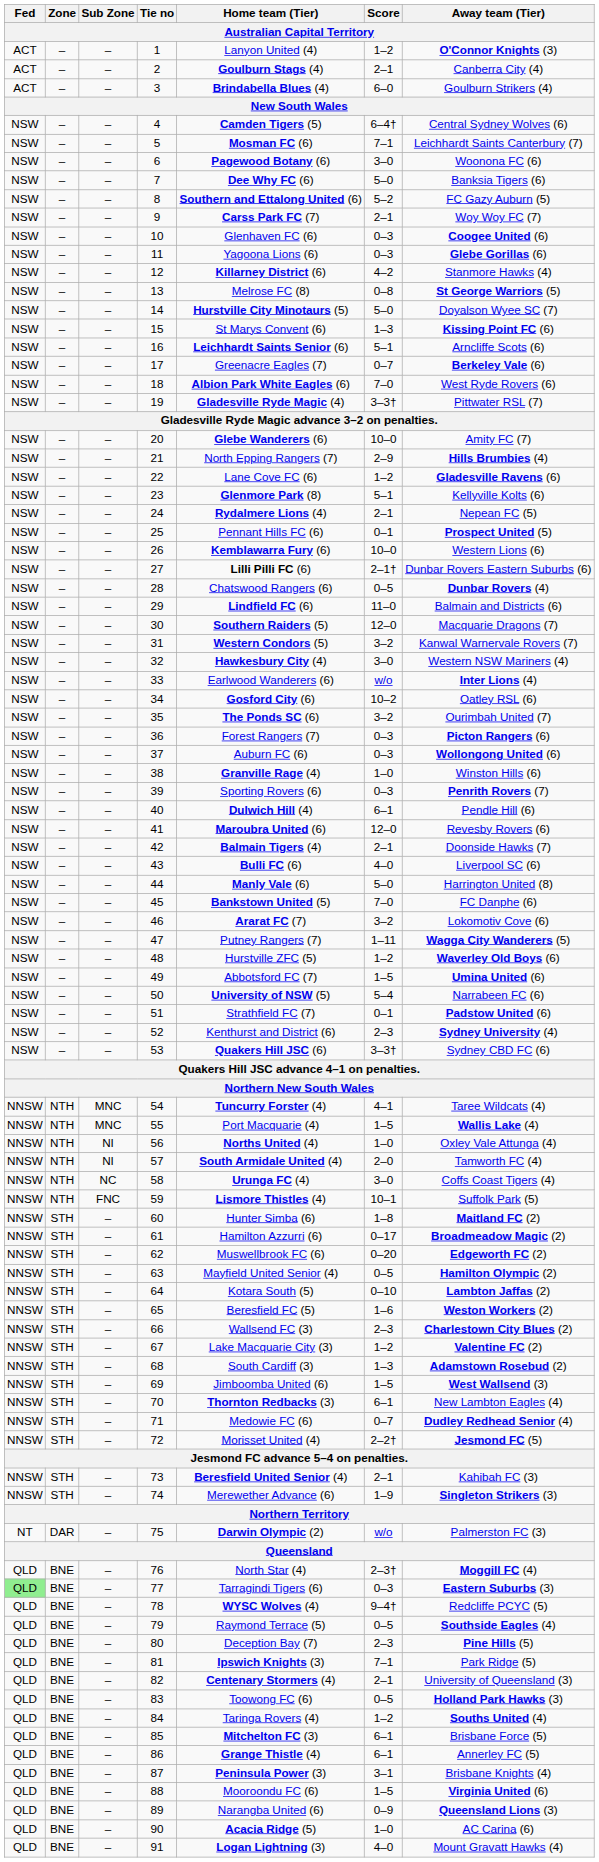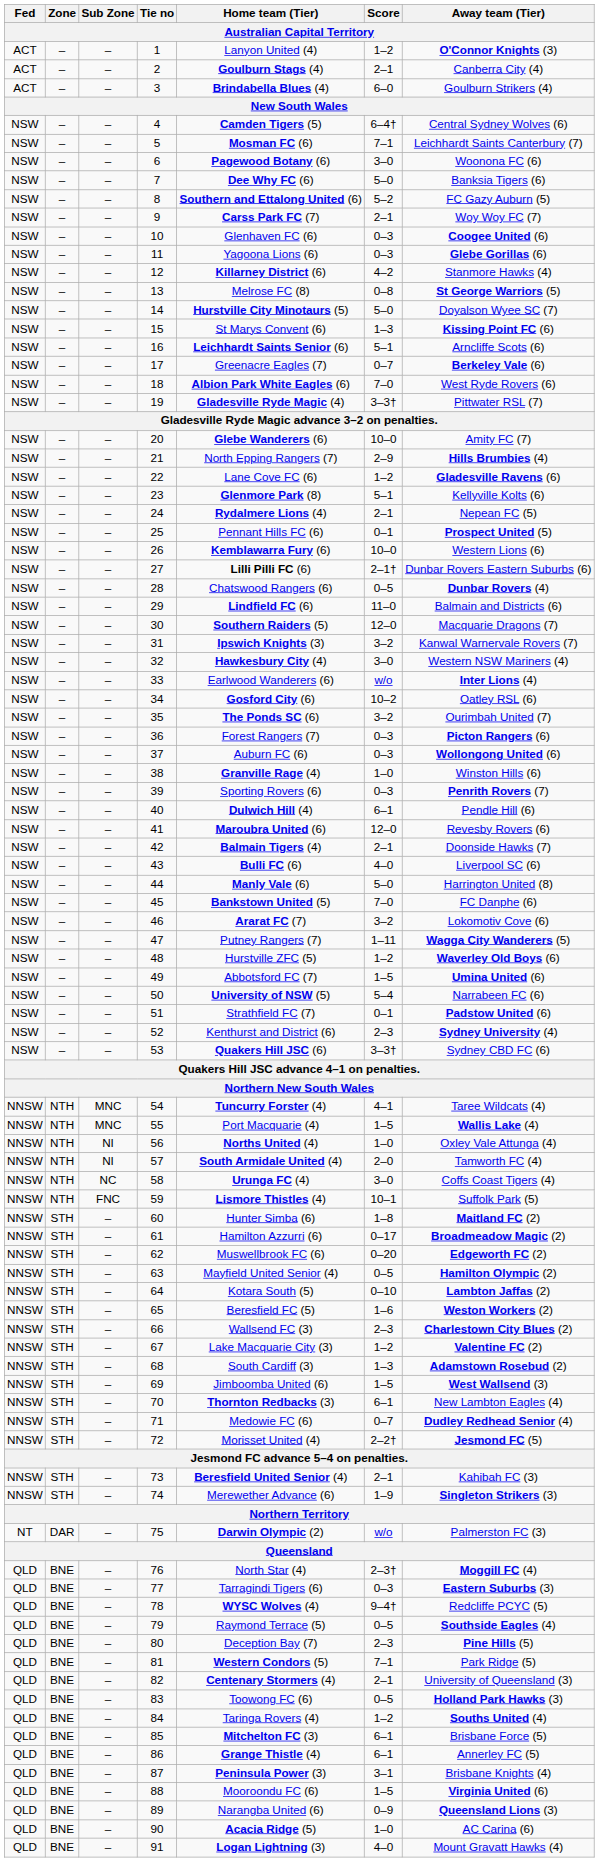(271, 643) Western Condors (5) -> (271, 643) Ipswich Knights (3)
(25, 1588) lightgreen background -> (25, 1588) no background
(271, 1662) Ipswich Knights (3) -> (271, 1662) Western Condors (5)
